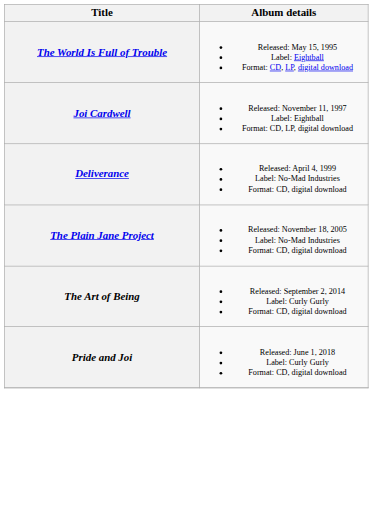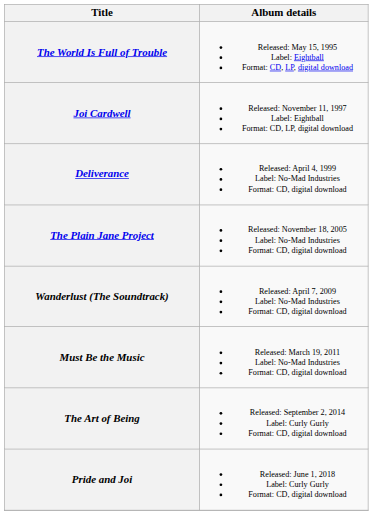+ row: (102, 296)
+ row: (102, 357)
